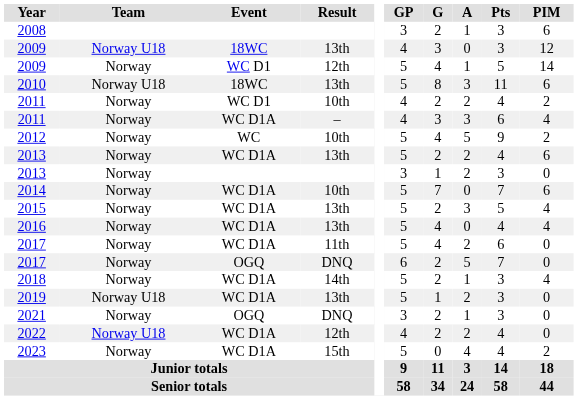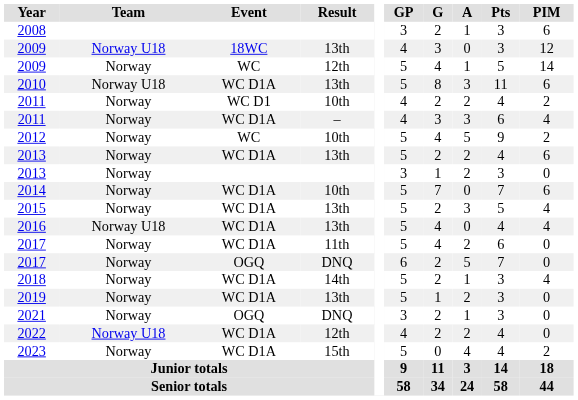(249, 66) WC D1 -> (249, 66) WC
(249, 84) 18WC -> (249, 84) WC D1A
(128, 226) Norway -> (128, 226) Norway U18
(128, 297) Norway U18 -> (128, 297) Norway
